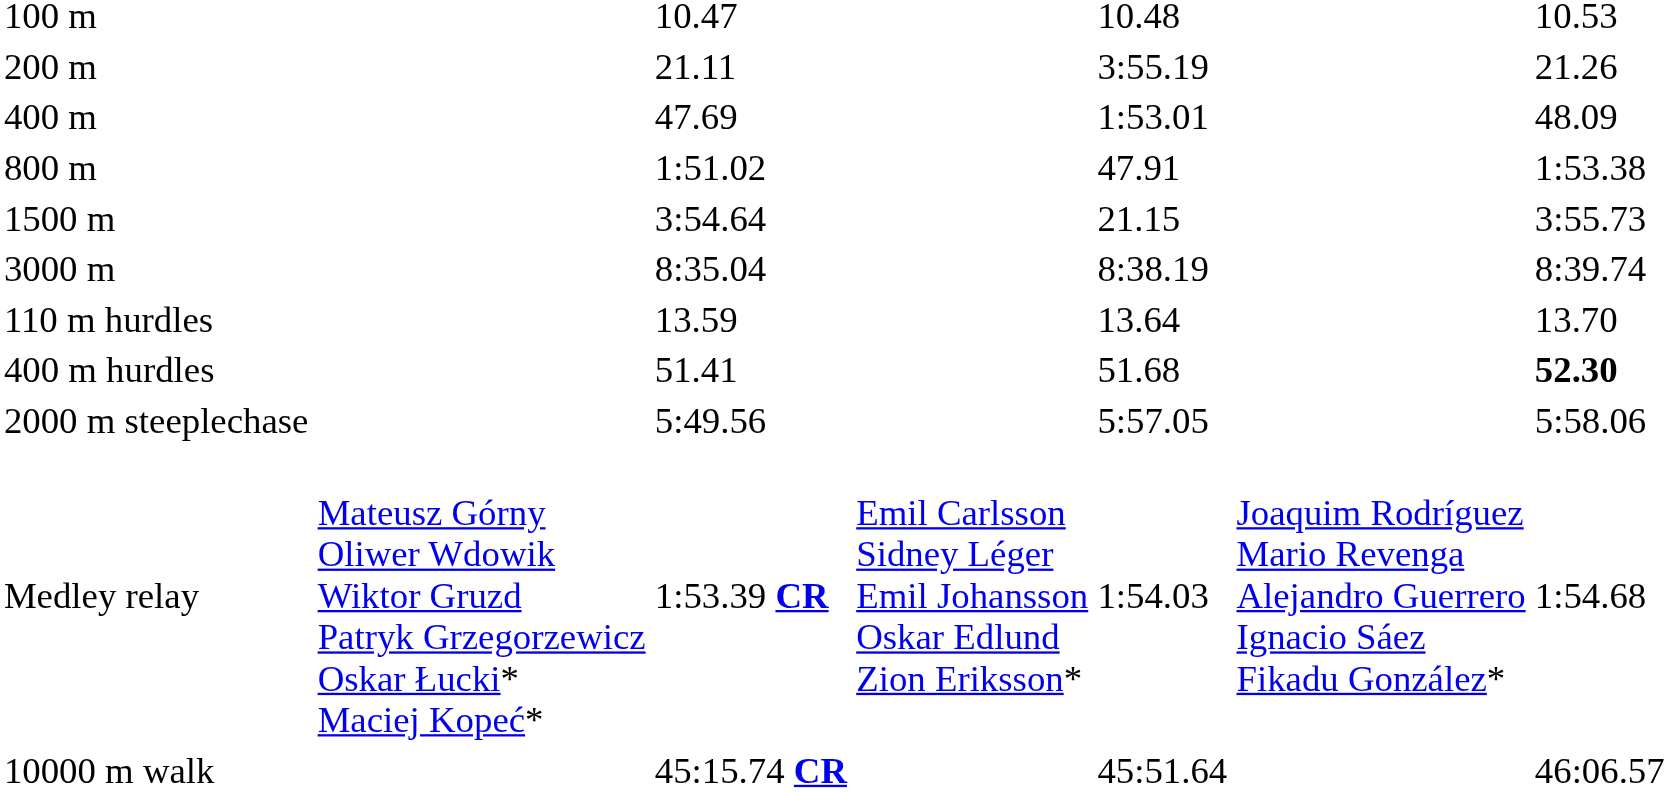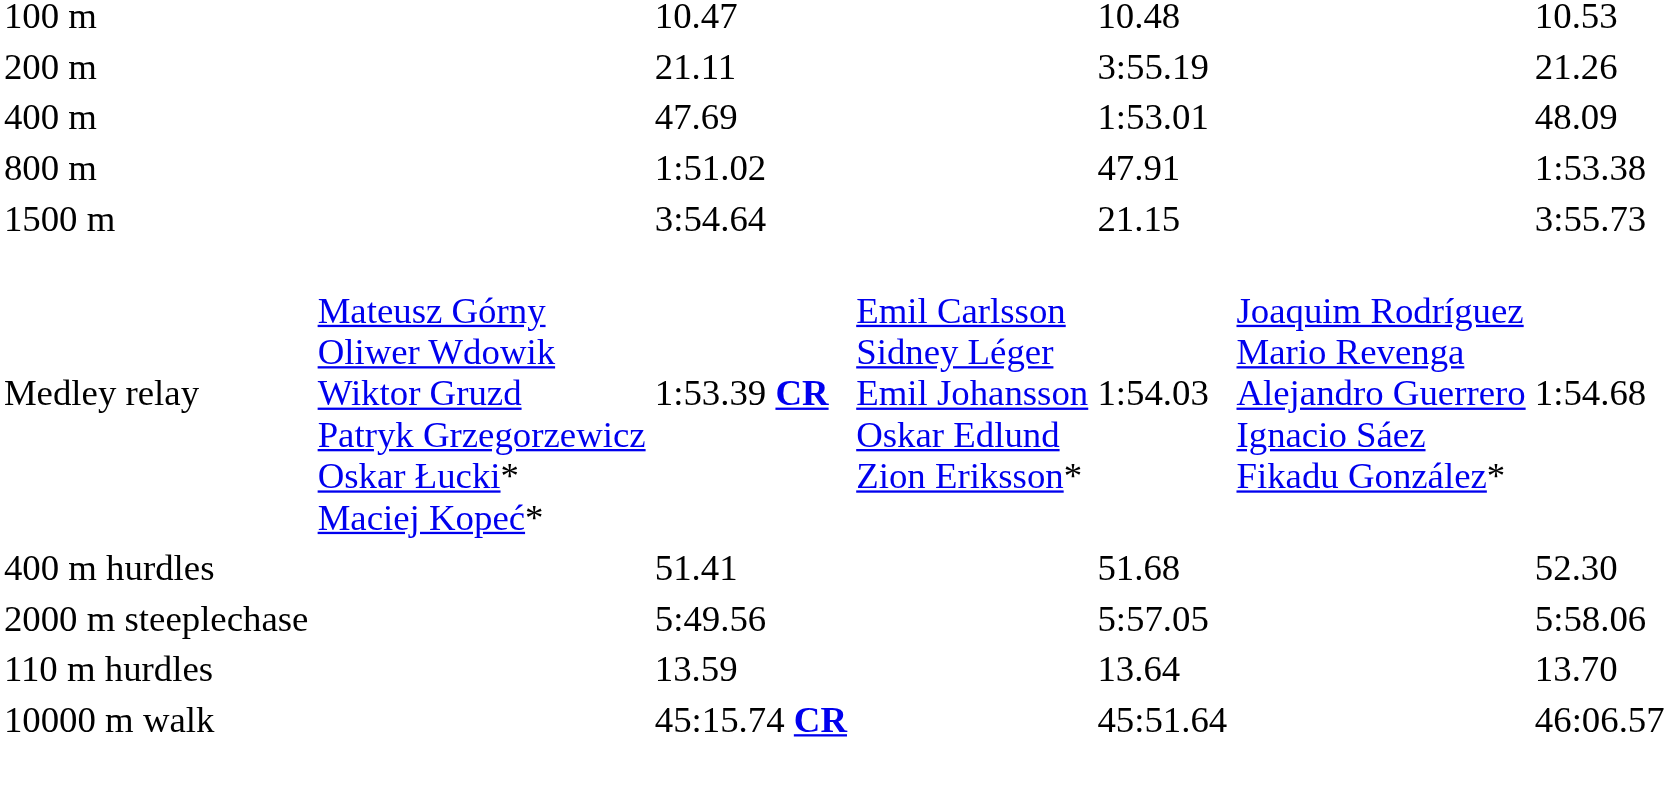- row: (60, 268)
rows swapped: (108, 319) <-> (101, 595)
(1576, 370) bold -> (1576, 567) normal
